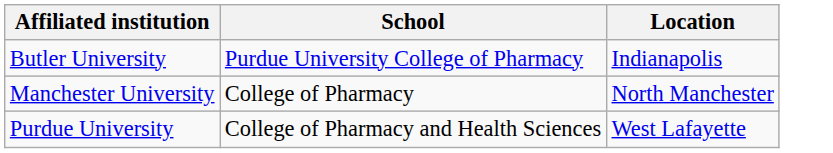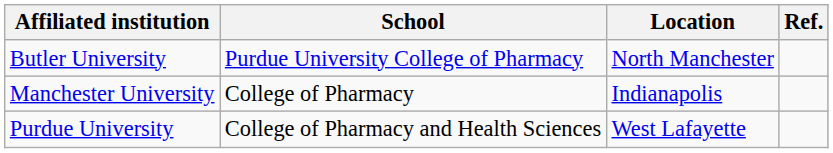+ column: (804, 22)
(667, 57) Indianapolis -> (693, 57) North Manchester
(693, 93) North Manchester -> (667, 93) Indianapolis
